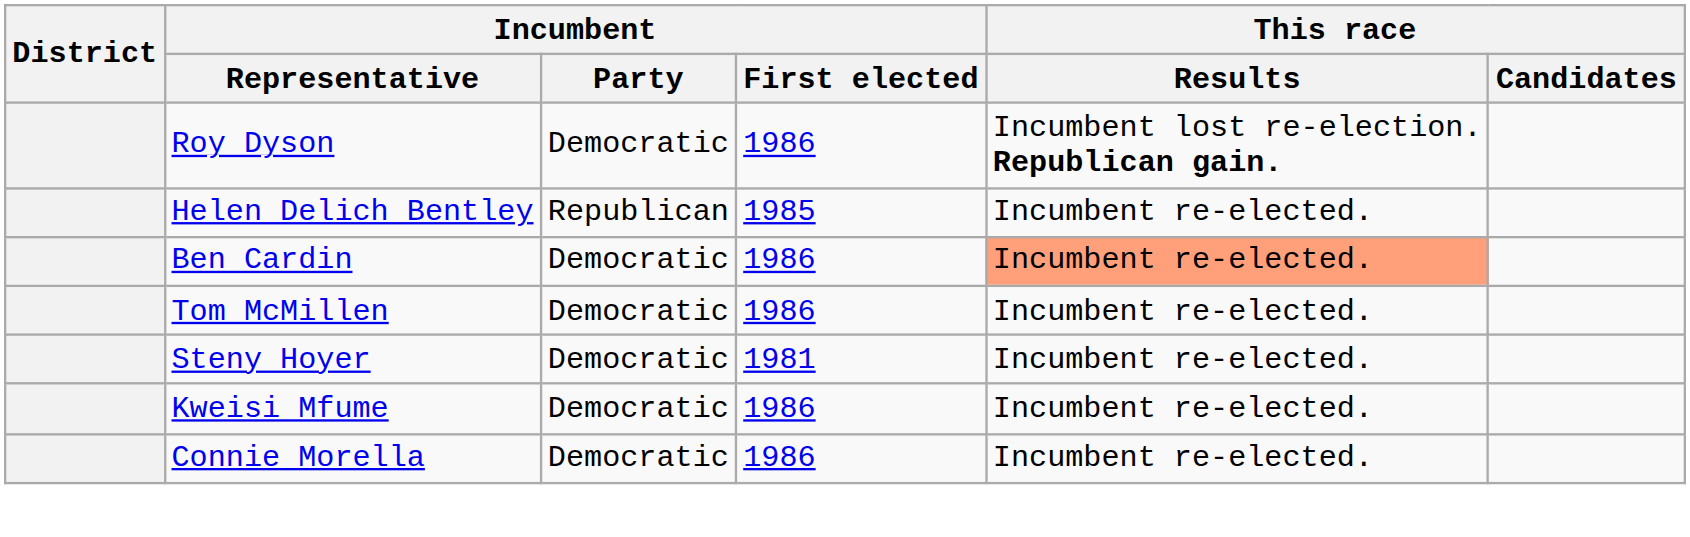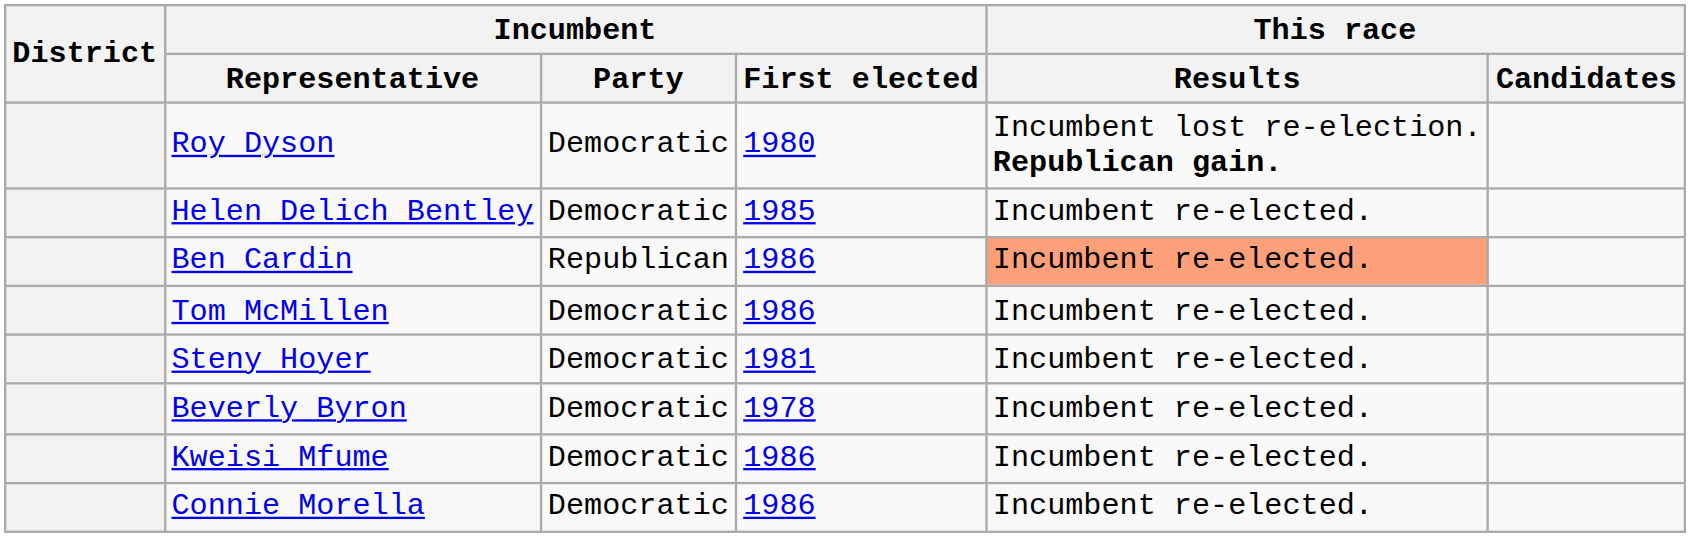(779, 145) 1986 -> (779, 145) 1980
(638, 212) Republican -> (638, 212) Democratic
(638, 261) Democratic -> (638, 261) Republican
+ row: (289, 409)
